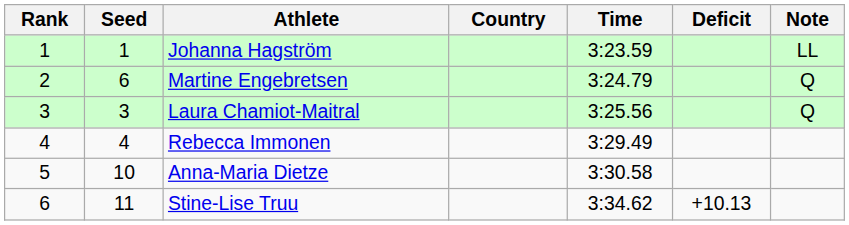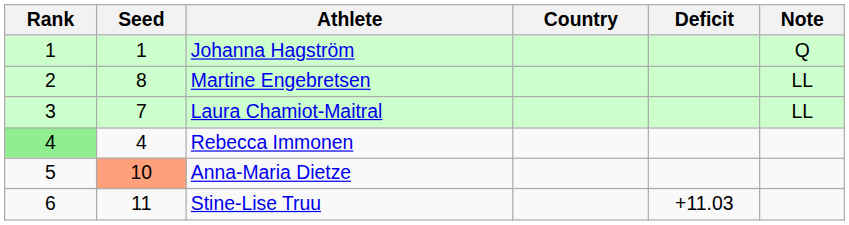- column: (620, 19)
(808, 50) LL -> (802, 50) Q
(124, 81) 6 -> (141, 81) 8
(808, 81) Q -> (802, 81) LL
(124, 111) 3 -> (141, 111) 7
(808, 111) Q -> (802, 111) LL
(45, 142) no background -> (50, 142) lightgreen background
(124, 173) no background -> (141, 173) lightsalmon background
(722, 204) +10.13 -> (704, 204) +11.03
